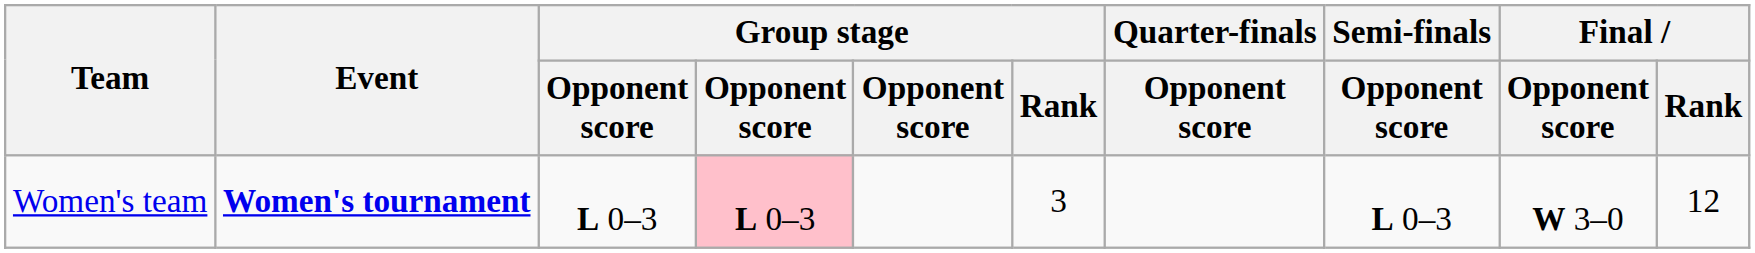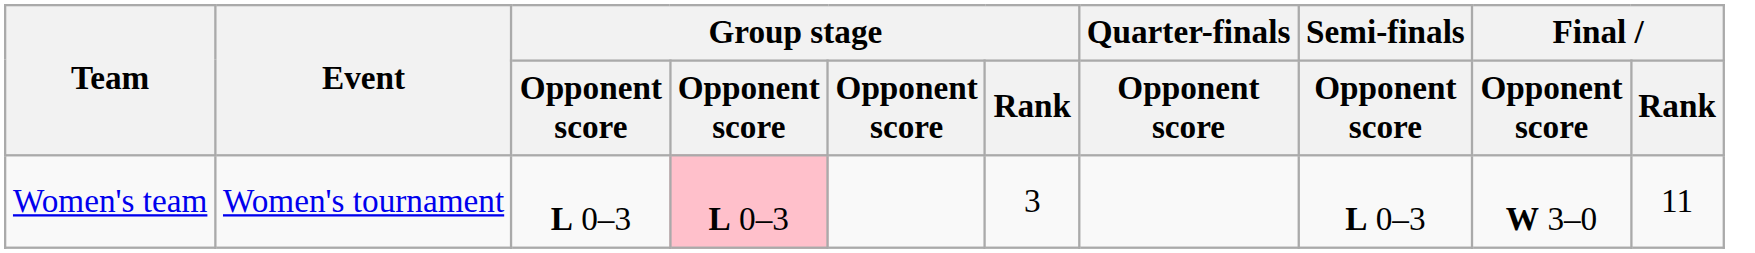(377, 200) bold -> (364, 200) normal
(1703, 200) 12 -> (1677, 200) 11
